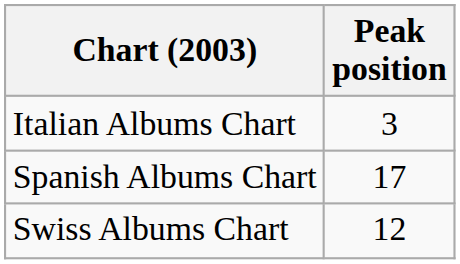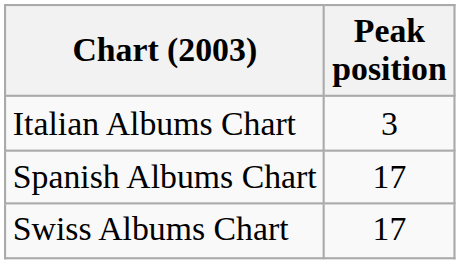(390, 229) 12 -> (390, 229) 17
